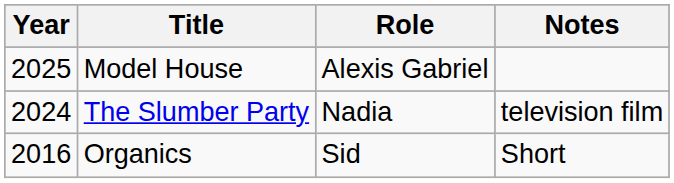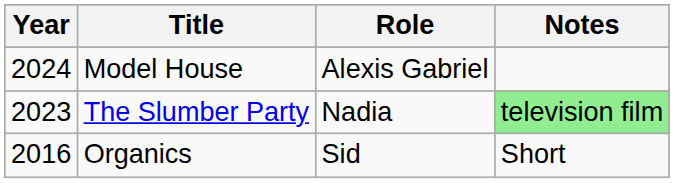(41, 68) 2025 -> (41, 68) 2024
(41, 111) 2024 -> (41, 111) 2023
(582, 111) no background -> (582, 111) lightgreen background
